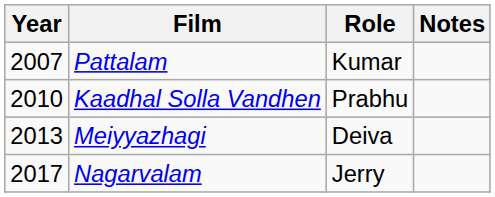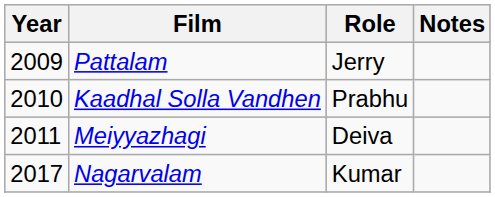(37, 61) 2007 -> (37, 61) 2009
(367, 61) Kumar -> (358, 61) Jerry
(37, 136) 2013 -> (36, 136) 2011
(358, 174) Jerry -> (367, 174) Kumar
